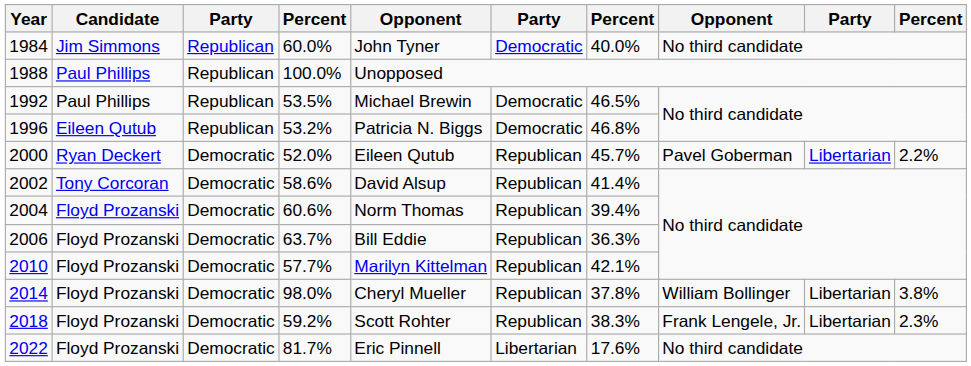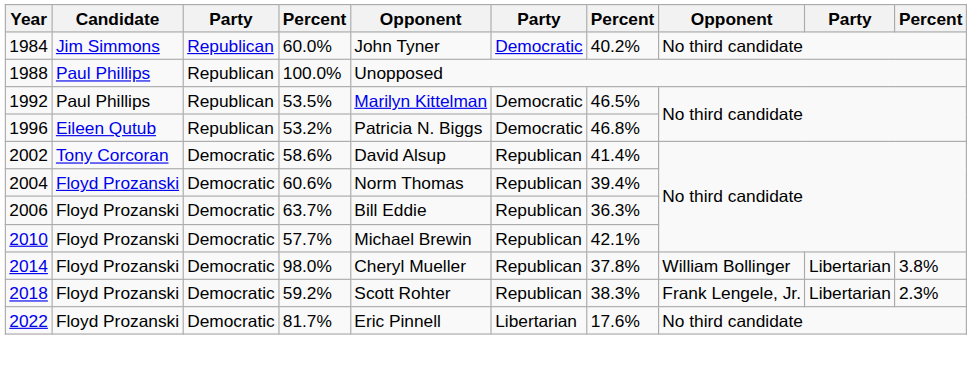(615, 46) 40.0% -> (615, 46) 40.2%
(413, 101) Michael Brewin -> (421, 101) Marilyn Kittelman
- row: (29, 155)
(421, 265) Marilyn Kittelman -> (413, 238) Michael Brewin
